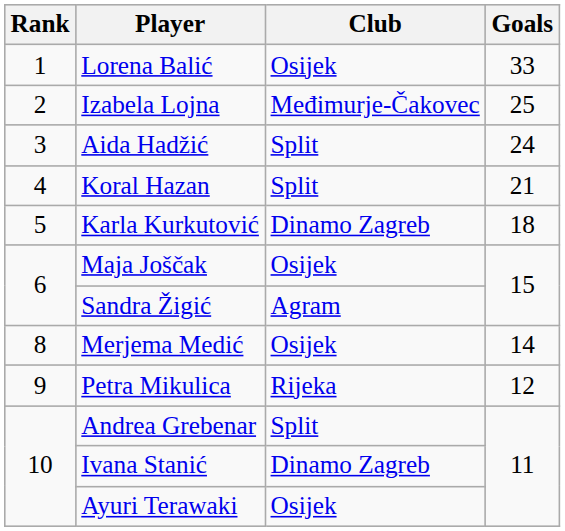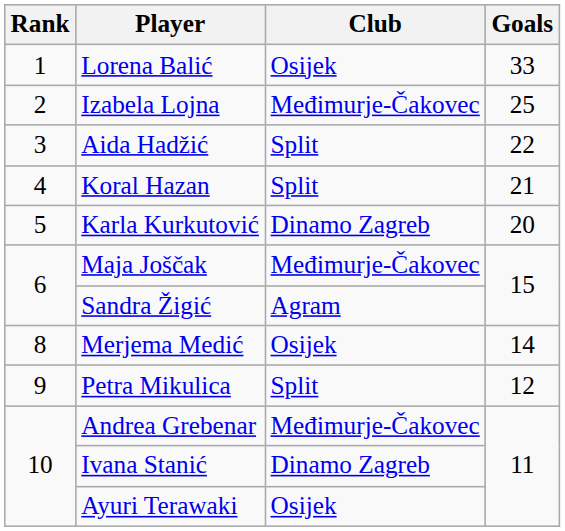(522, 144) 24 -> (522, 144) 22
(522, 225) 18 -> (522, 225) 20
(304, 265) Osijek -> (375, 265) Međimurje-Čakovec
(304, 385) Rijeka -> (294, 385) Split
(294, 425) Split -> (375, 425) Međimurje-Čakovec
